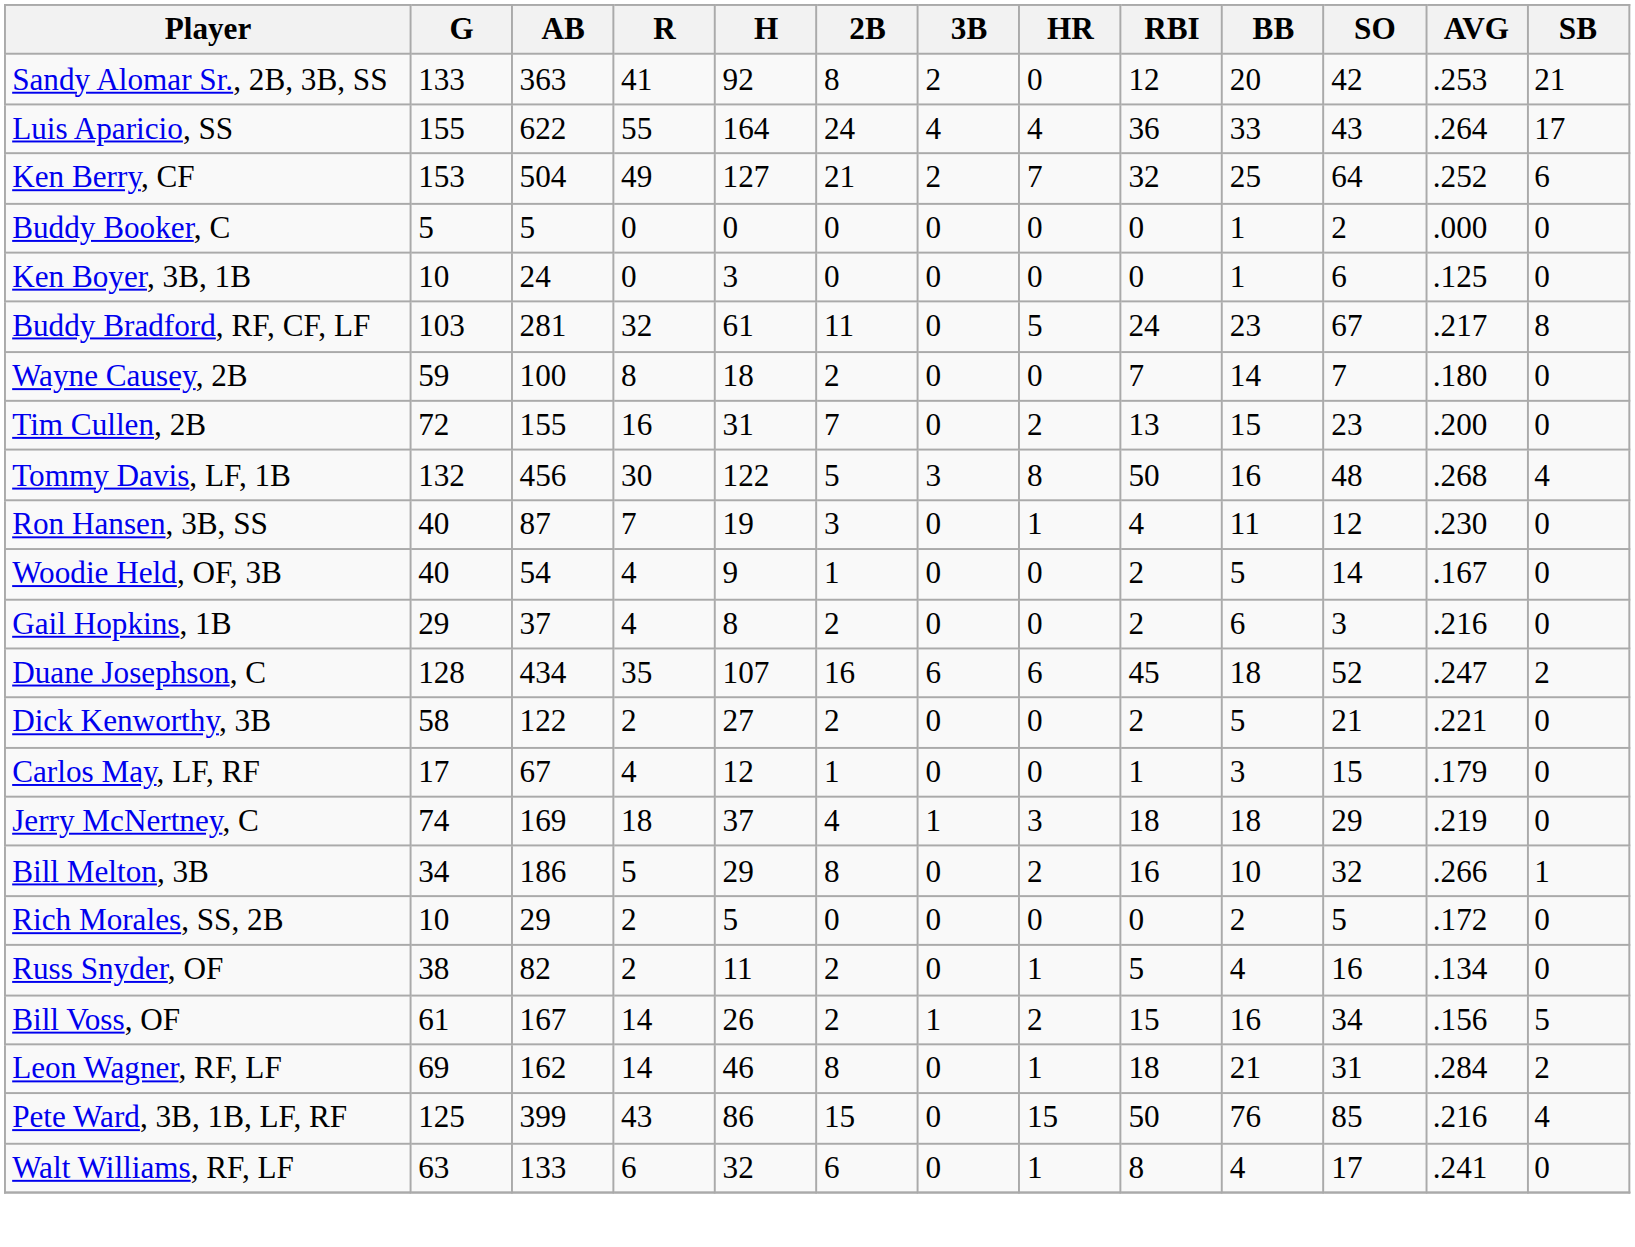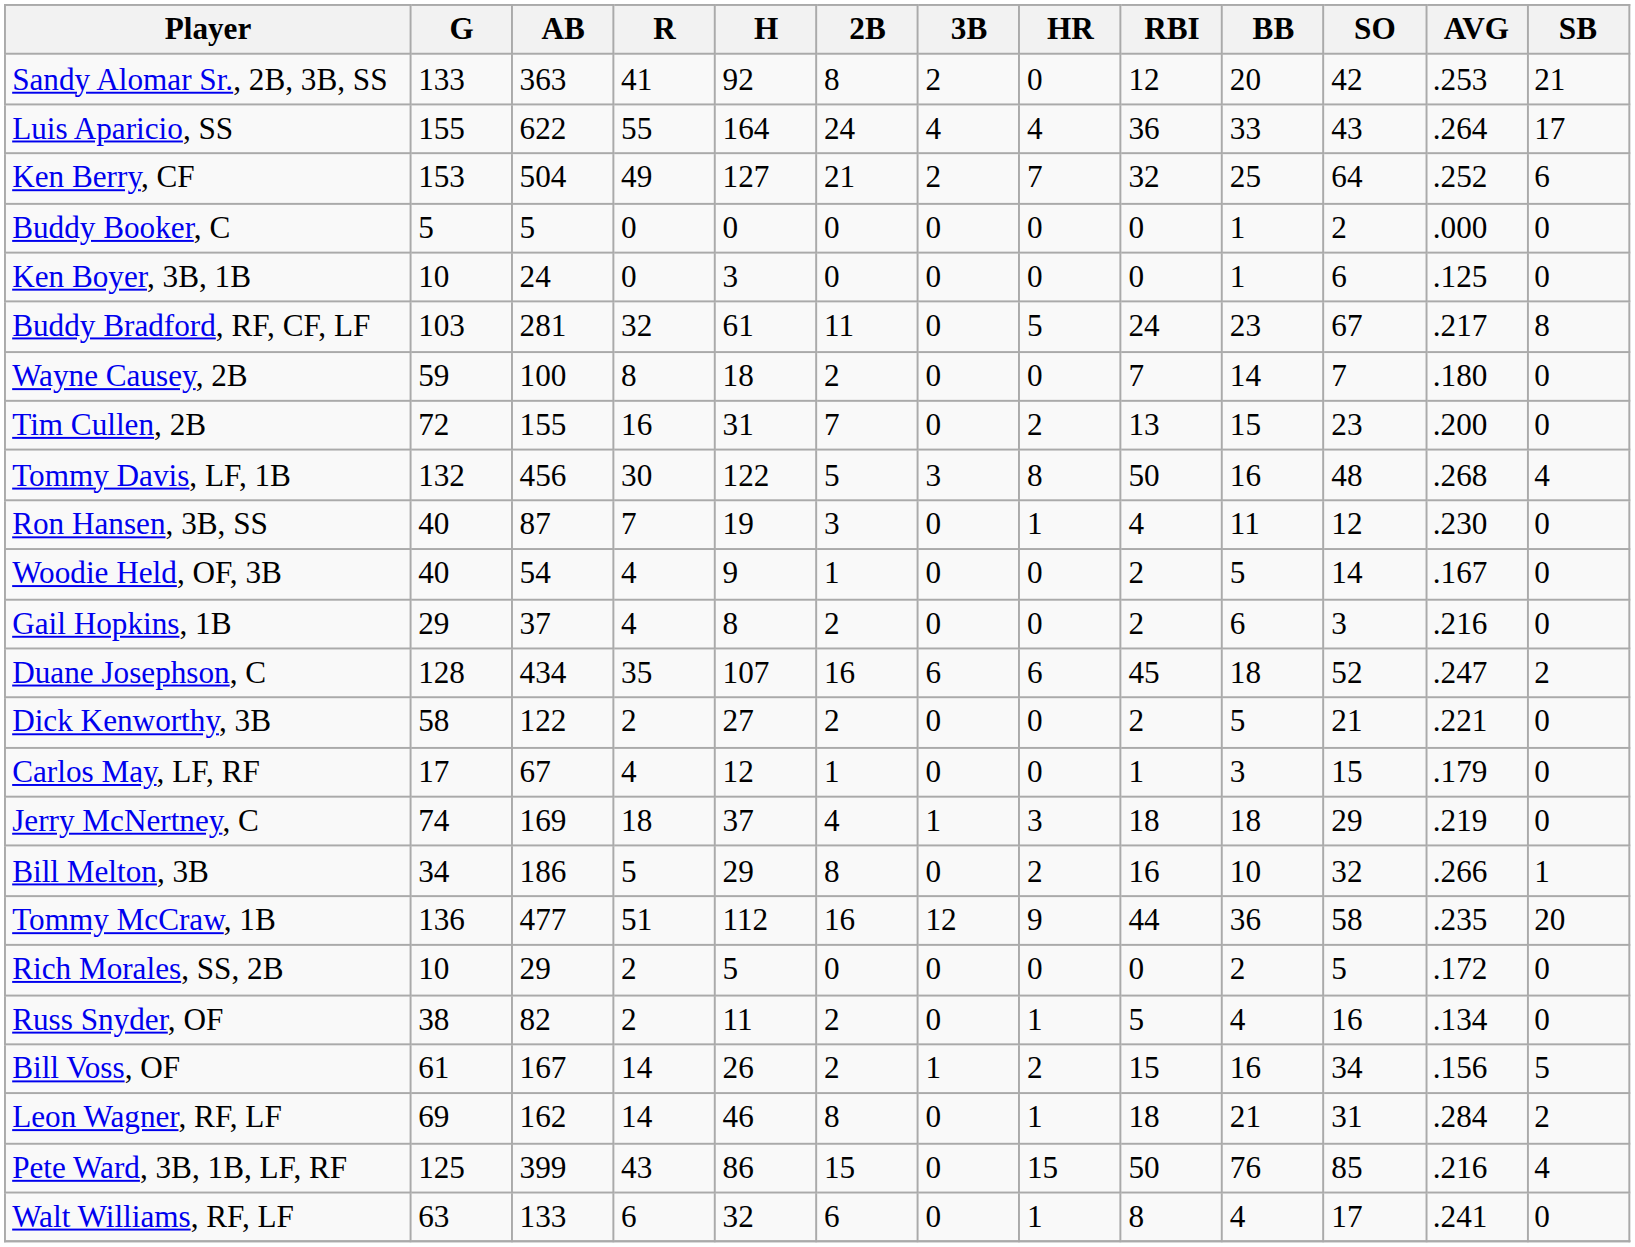+ row: (144, 919)
